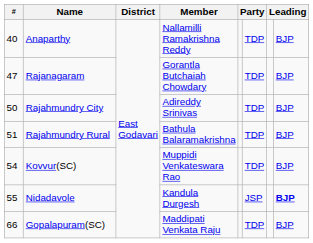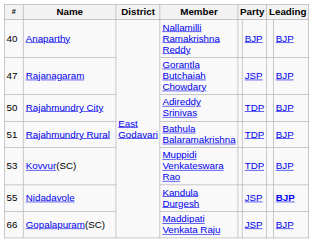(254, 38) TDP -> (254, 38) BJP
(254, 76) TDP -> (254, 76) JSP
(12, 166) 54 -> (12, 166) 53
(254, 224) TDP -> (254, 224) JSP
